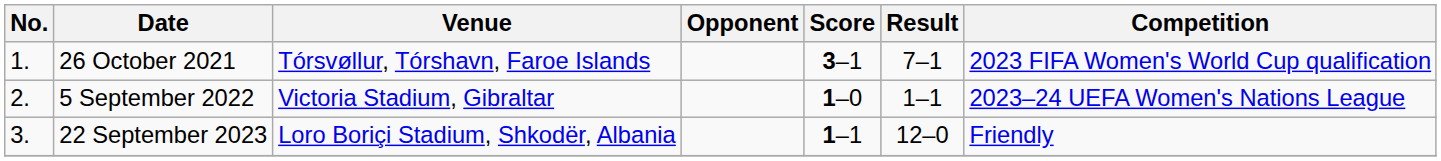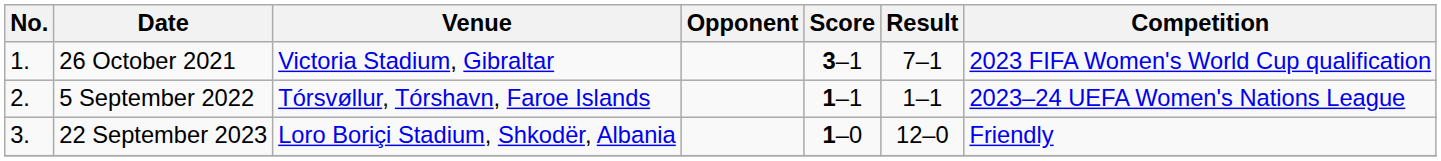(464, 60) Tórsvøllur, Tórshavn, Faroe Islands -> (416, 60) Victoria Stadium, Gibraltar
(416, 98) Victoria Stadium, Gibraltar -> (464, 98) Tórsvøllur, Tórshavn, Faroe Islands
(842, 98) 1–0 -> (842, 98) 1–1
(842, 135) 1–1 -> (842, 135) 1–0
